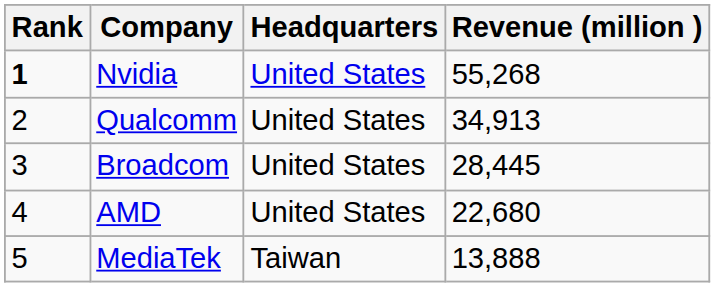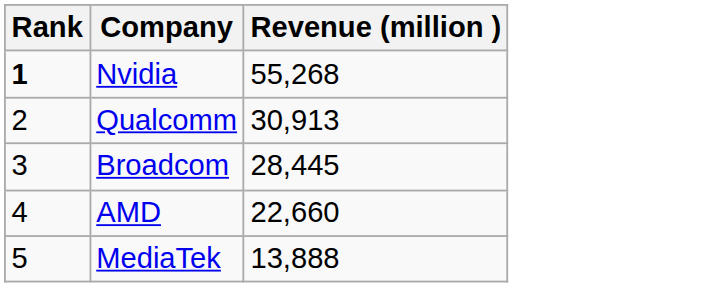- column: (344, 27)
(496, 119) 34,913 -> (295, 119) 30,913
(496, 212) 22,680 -> (295, 212) 22,660
